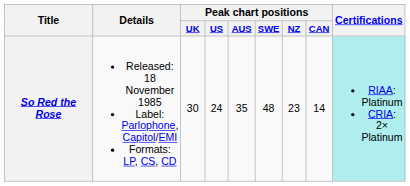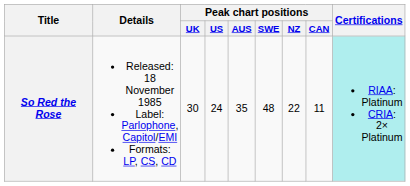(294, 108) 23 -> (294, 108) 22
(319, 108) 14 -> (319, 108) 11
